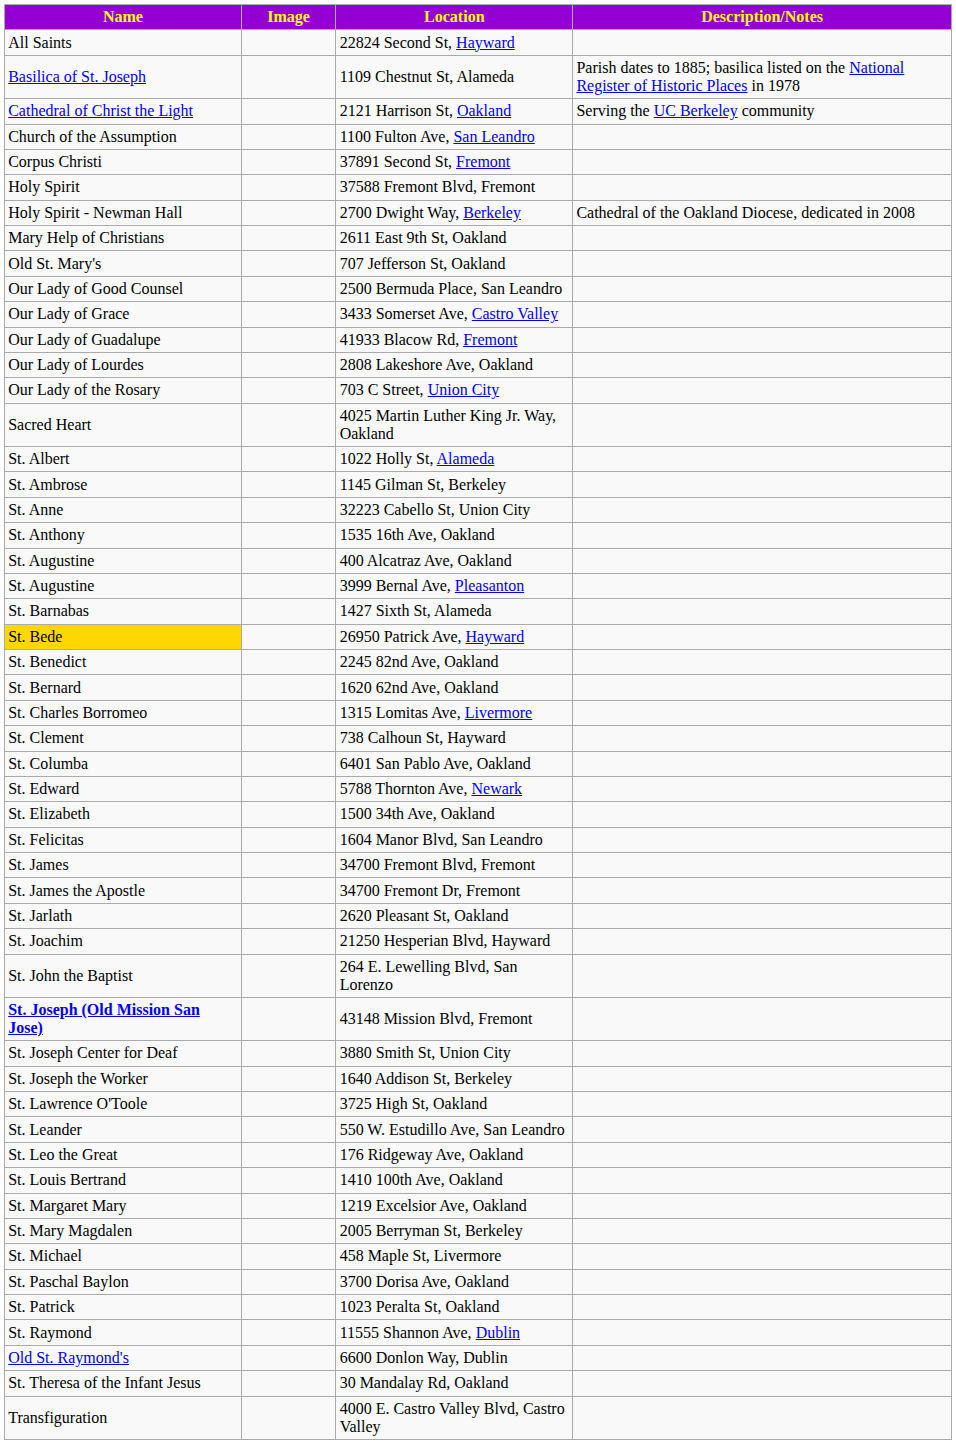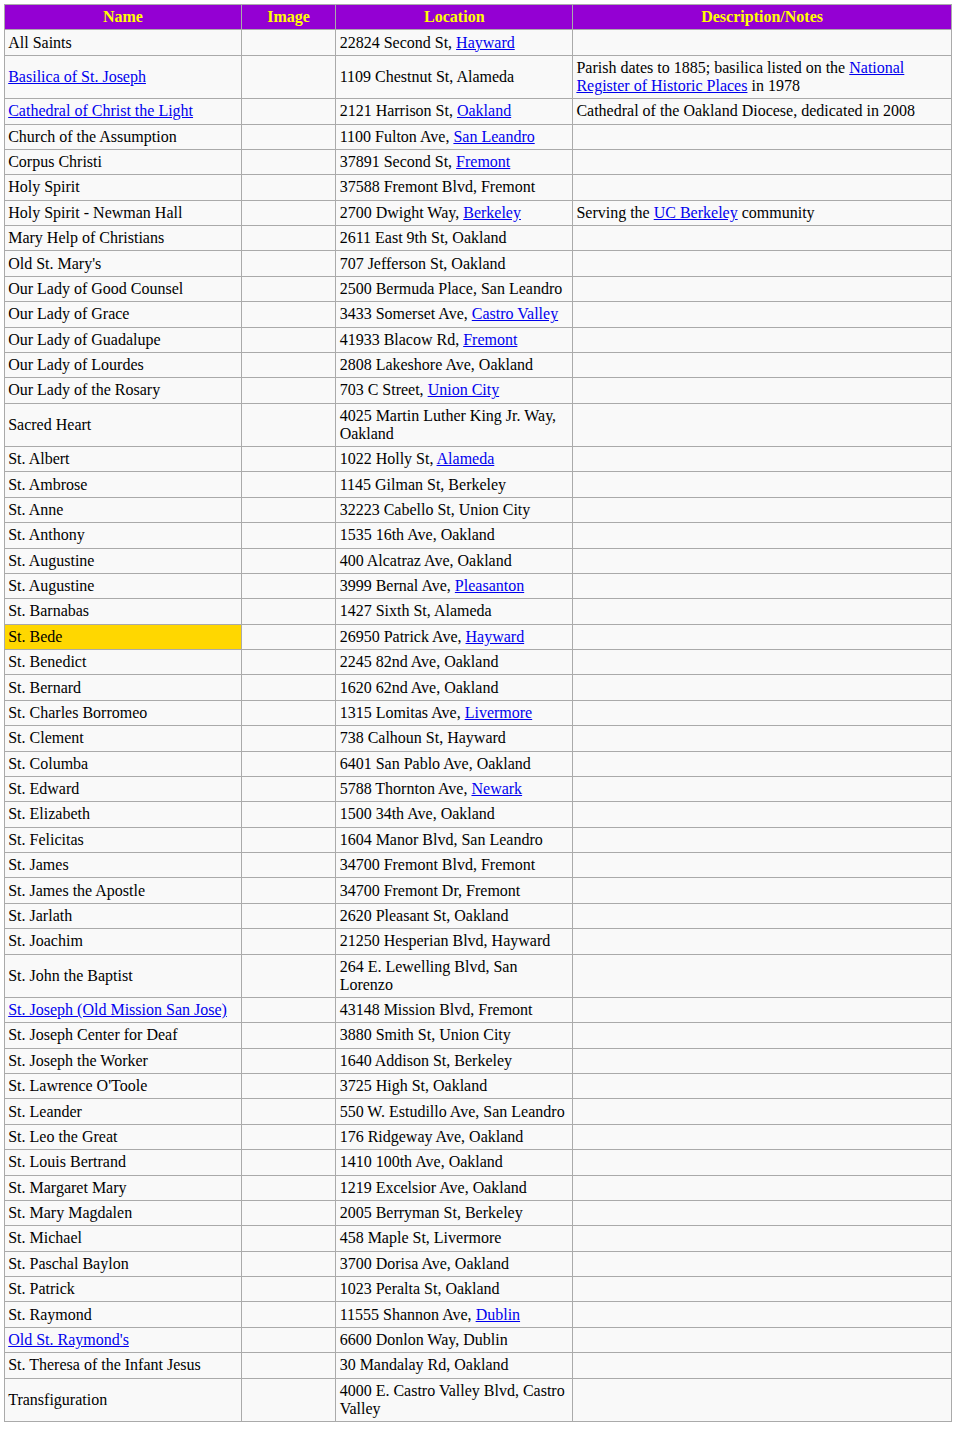(695, 111) Serving the UC Berkeley community -> (746, 111) Cathedral of the Oakland Diocese, dedicated in 2008
(746, 212) Cathedral of the Oakland Diocese, dedicated in 2008 -> (695, 212) Serving the UC Berkeley community
(104, 1019) bold -> (118, 1010) normal
